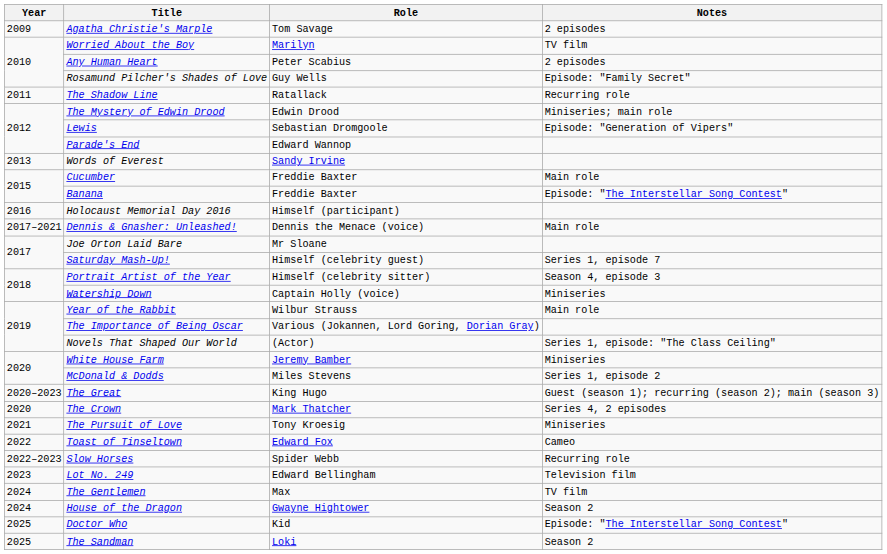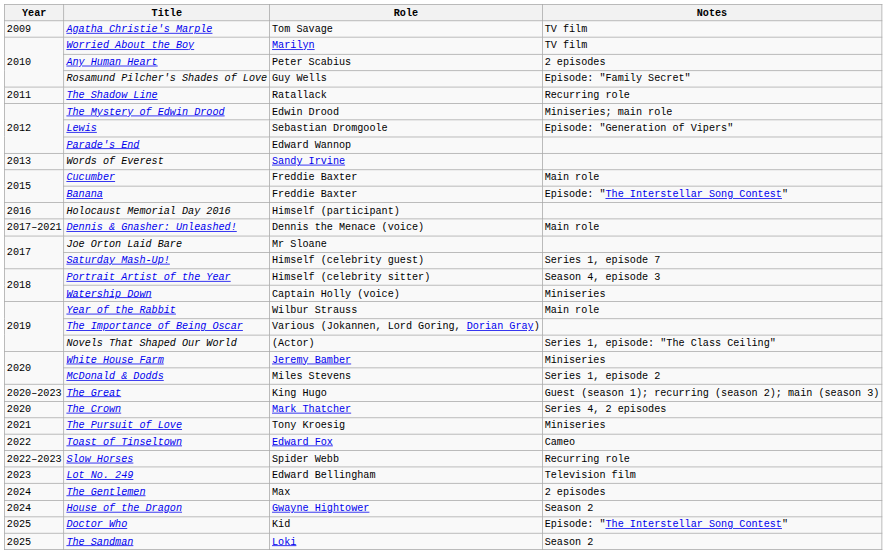(575, 29) 2 episodes -> (566, 29) TV film
(566, 492) TV film -> (575, 492) 2 episodes
